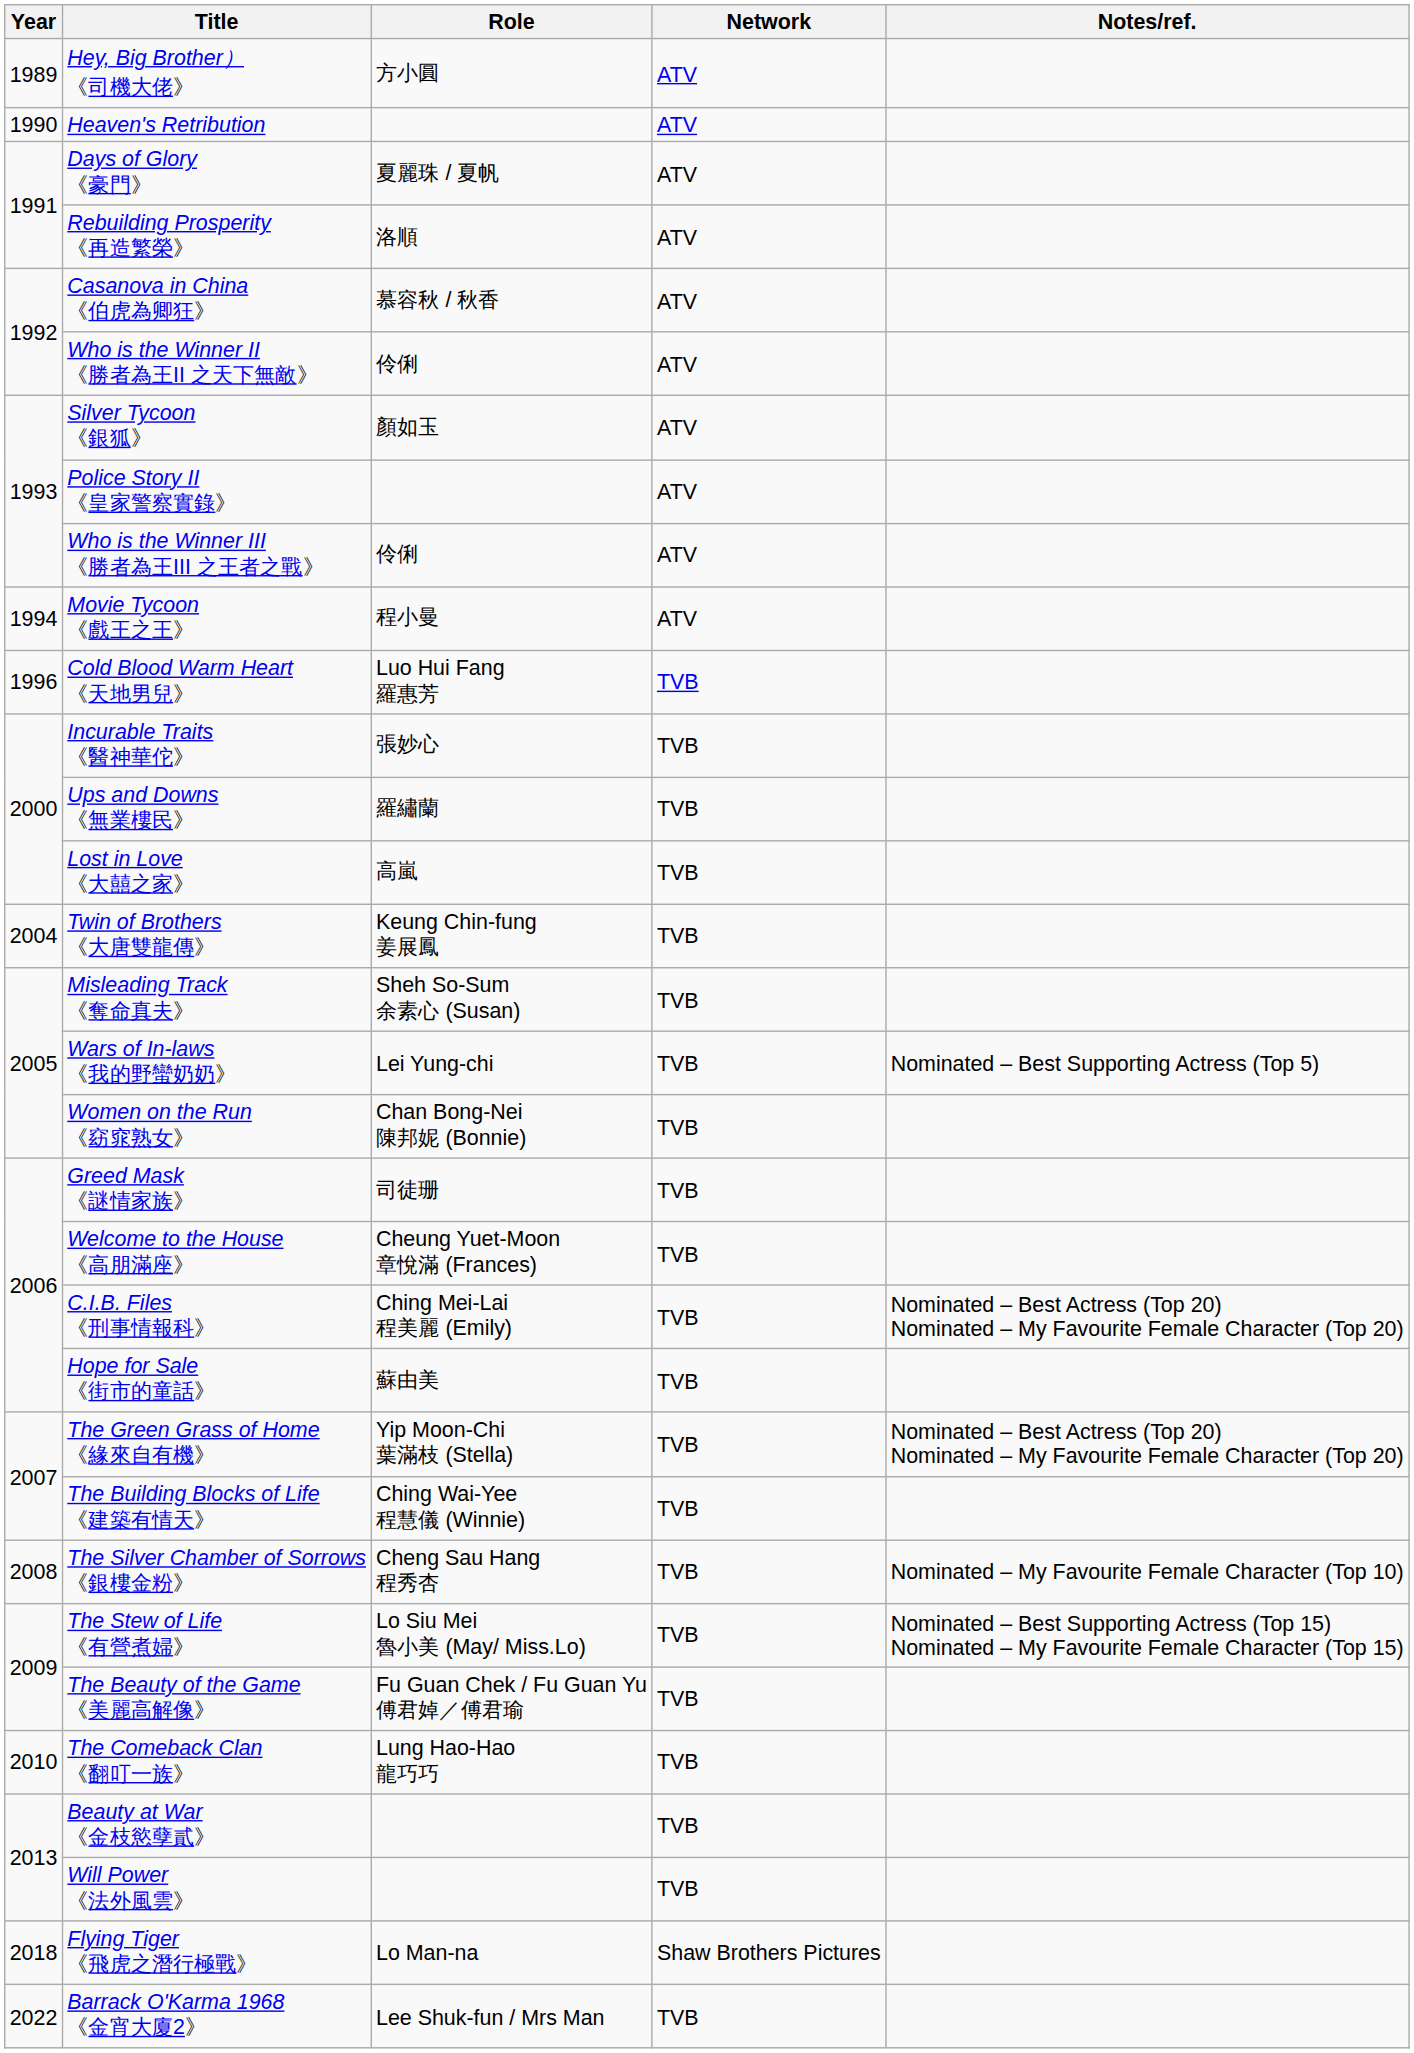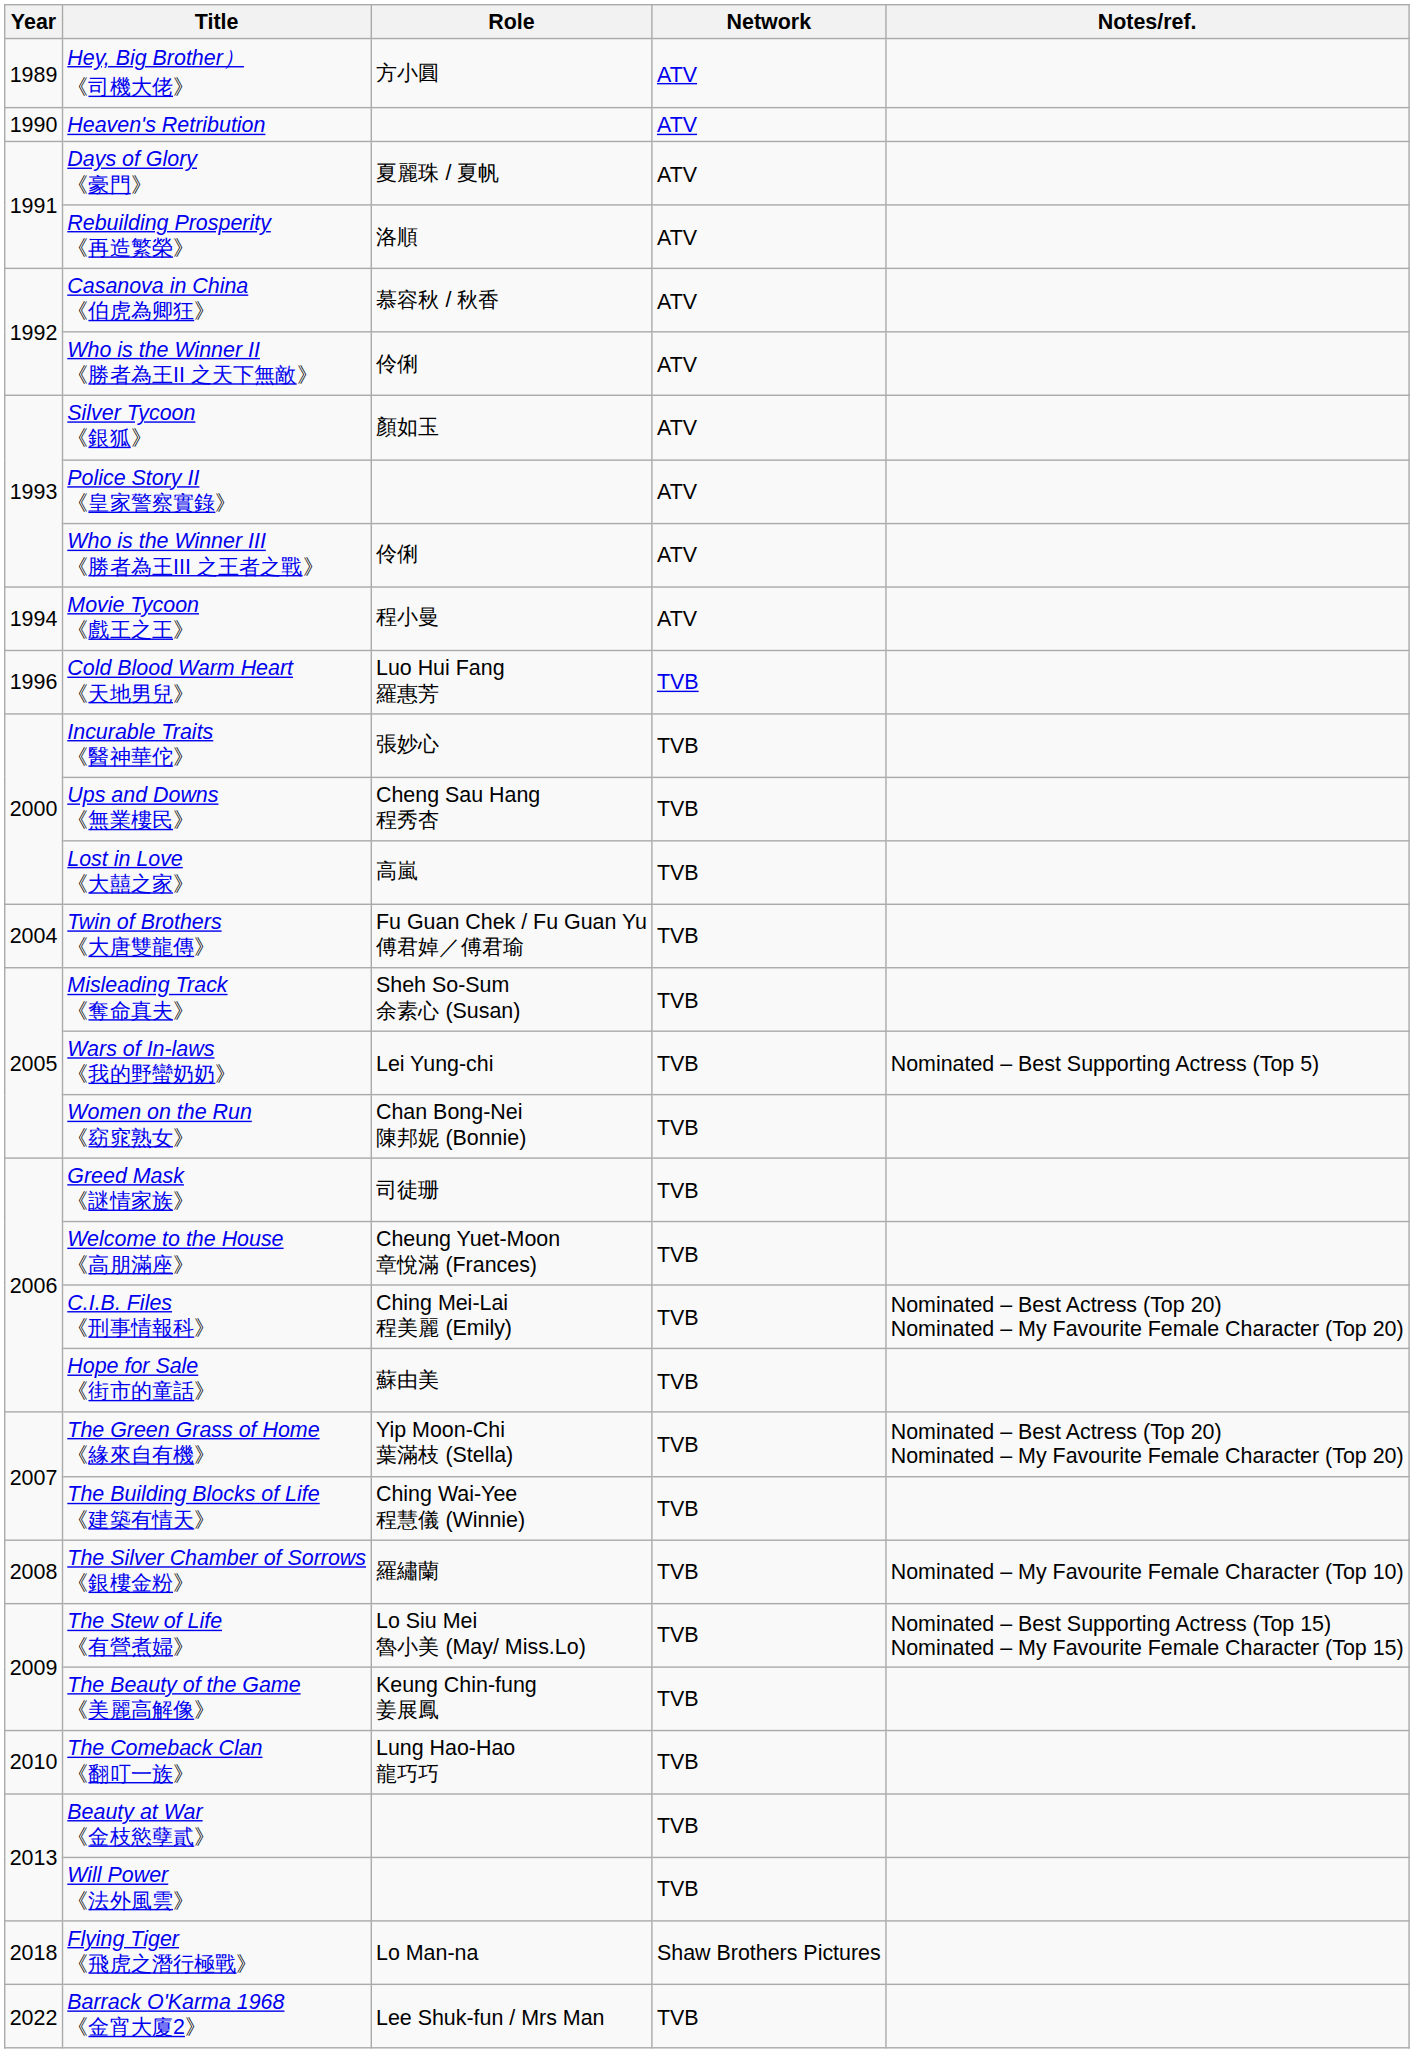(408, 808) 羅繡蘭 -> (458, 807) Cheng Sau Hang 程秀杏
(456, 934) Keung Chin-fung 姜展鳳 -> (511, 934) Fu Guan Chek / Fu Guan Yu 傅君婥／傅君瑜
(458, 1569) Cheng Sau Hang 程秀杏 -> (408, 1570) 羅繡蘭
(511, 1696) Fu Guan Chek / Fu Guan Yu 傅君婥／傅君瑜 -> (456, 1696) Keung Chin-fung 姜展鳳
